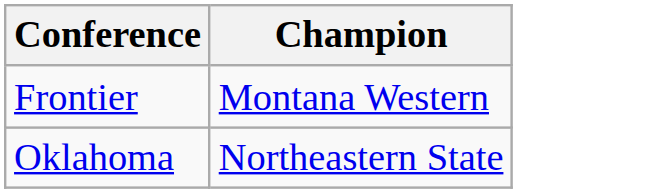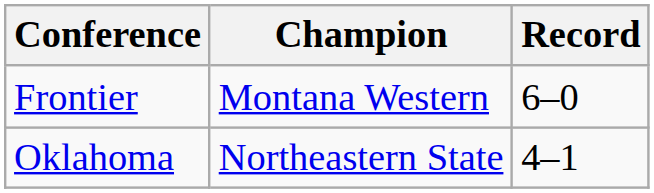+ column: (581, 34)
